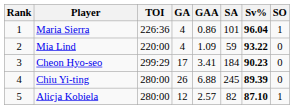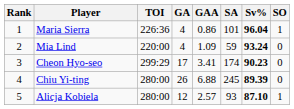(256, 46) 93.22 -> (256, 46) 93.24
(231, 63) 184 -> (231, 63) 174
(231, 96) 82 -> (231, 96) 93
